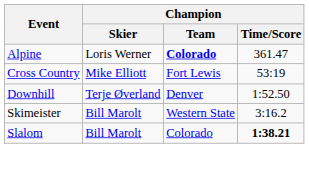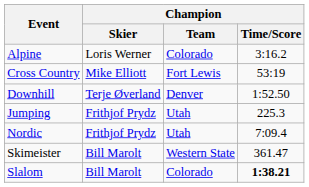(191, 53) bold -> (189, 53) normal
(271, 53) 361.47 -> (271, 53) 3:16.2
+ row: (29, 113)
+ row: (25, 133)
(271, 113) 3:16.2 -> (271, 152) 361.47
